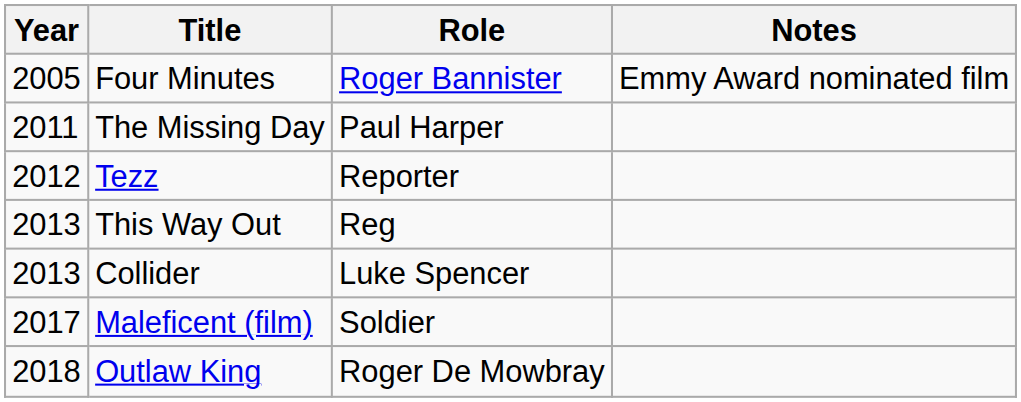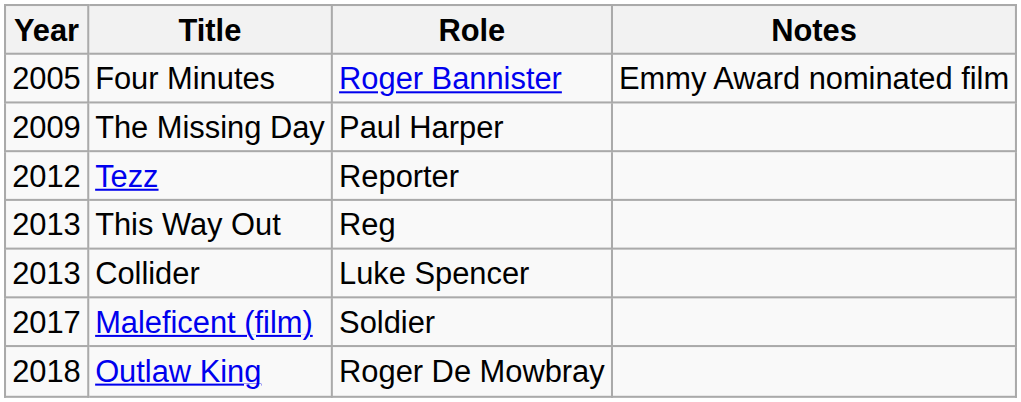(45, 127) 2011 -> (46, 127) 2009
